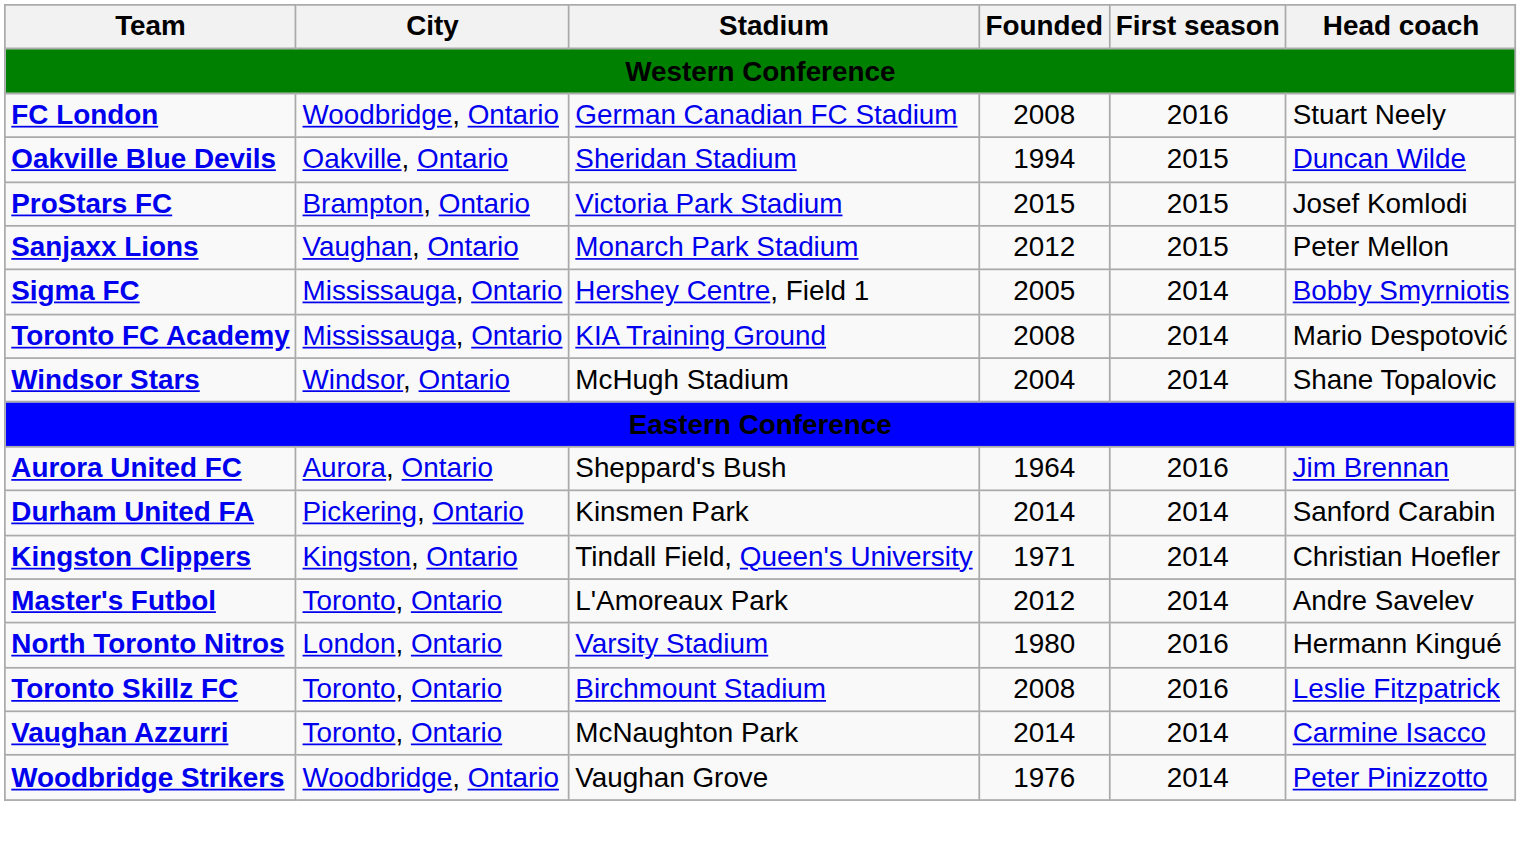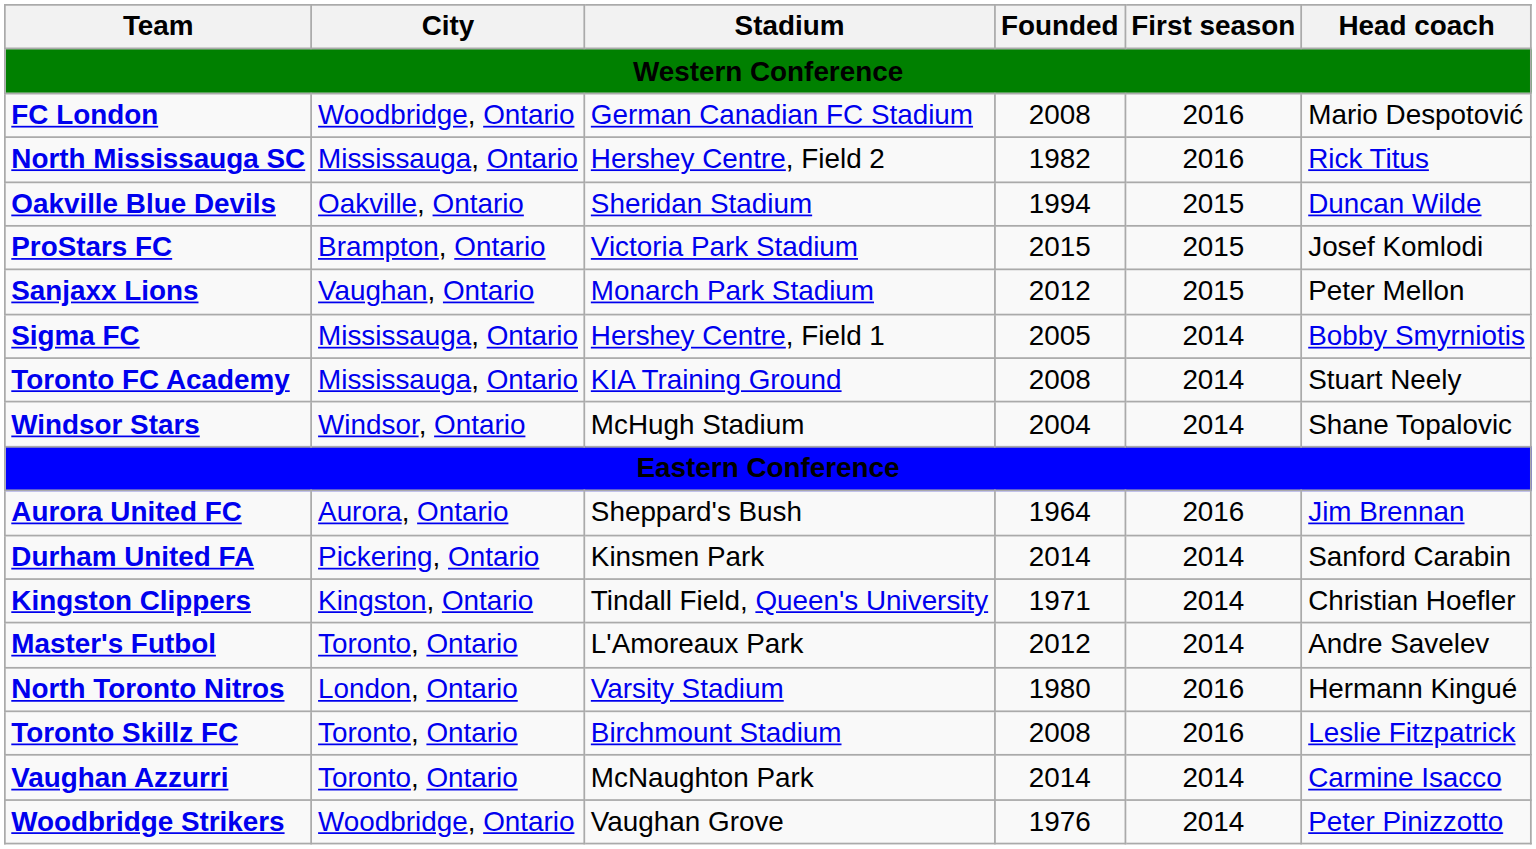(1369, 114) Stuart Neely -> (1416, 114) Mario Despotović
+ row: (158, 159)
(1400, 335) Mario Despotović -> (1385, 379) Stuart Neely
